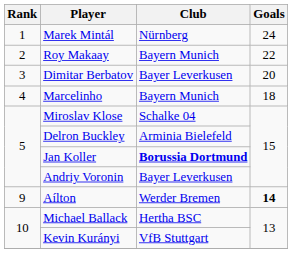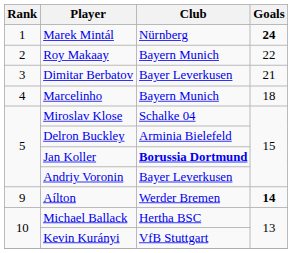(269, 34) normal -> (269, 34) bold
(269, 75) 20 -> (269, 75) 21
